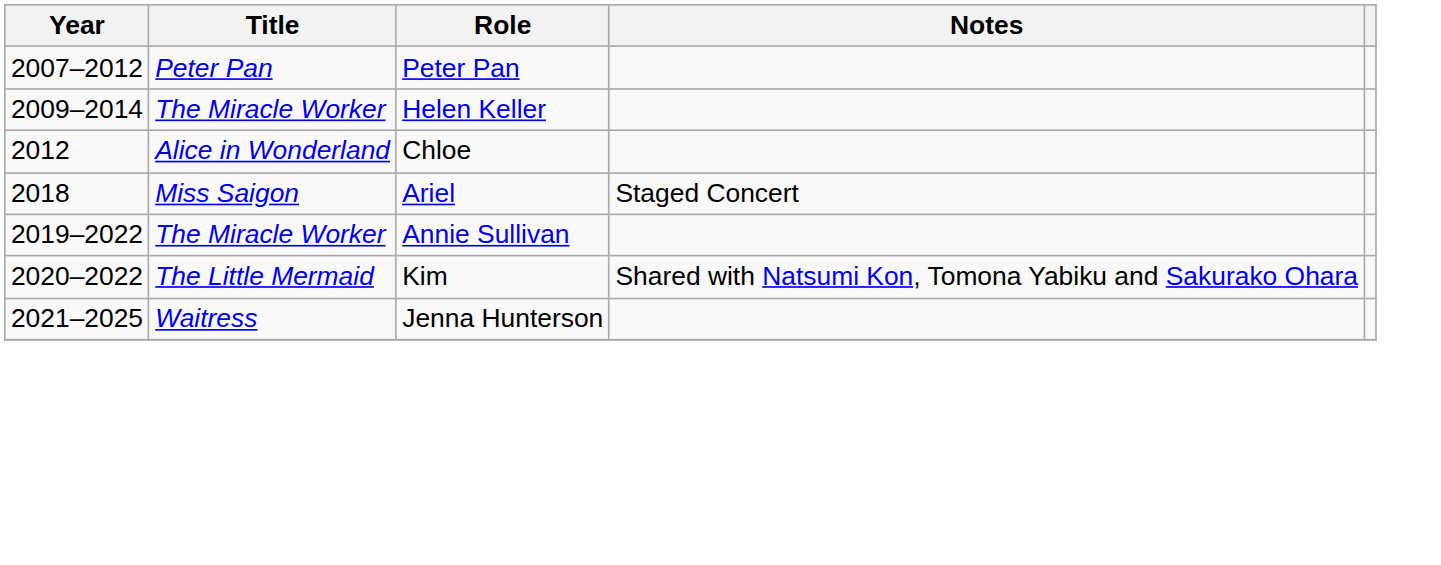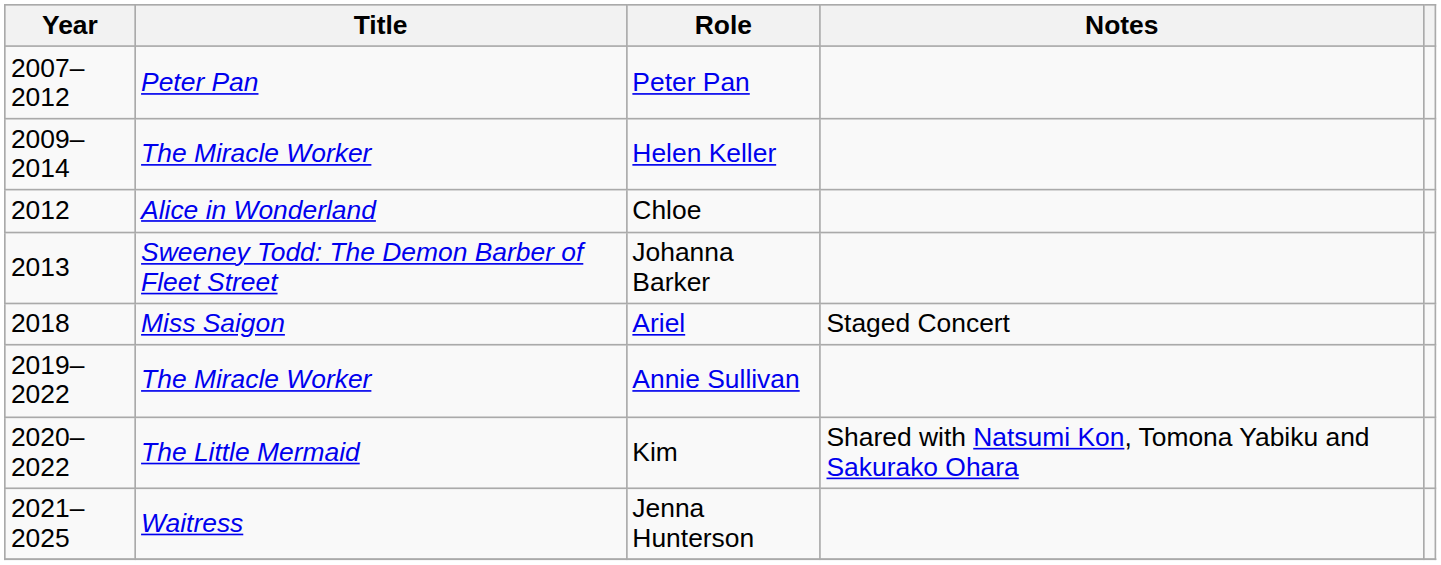+ row: (683, 267)
